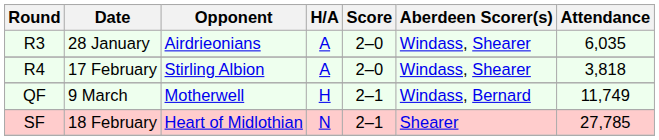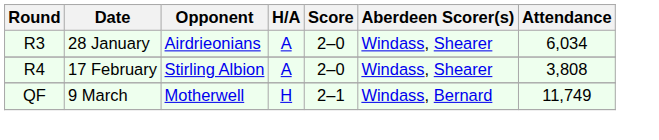(605, 43) 6,035 -> (567, 43) 6,034
(605, 69) 3,818 -> (567, 69) 3,808
- row: (34, 122)
